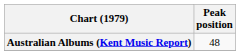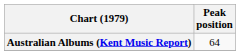(215, 42) 48 -> (215, 42) 64
